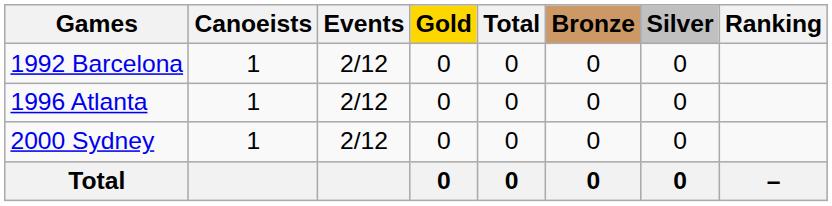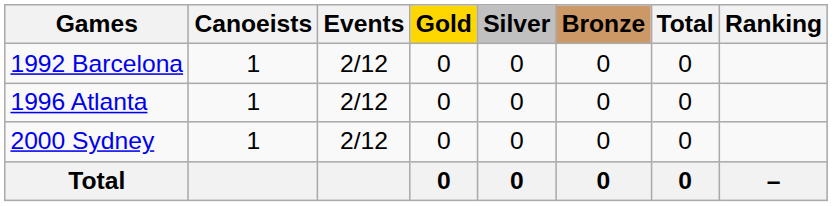columns swapped: (680, 24) <-> (512, 24)
